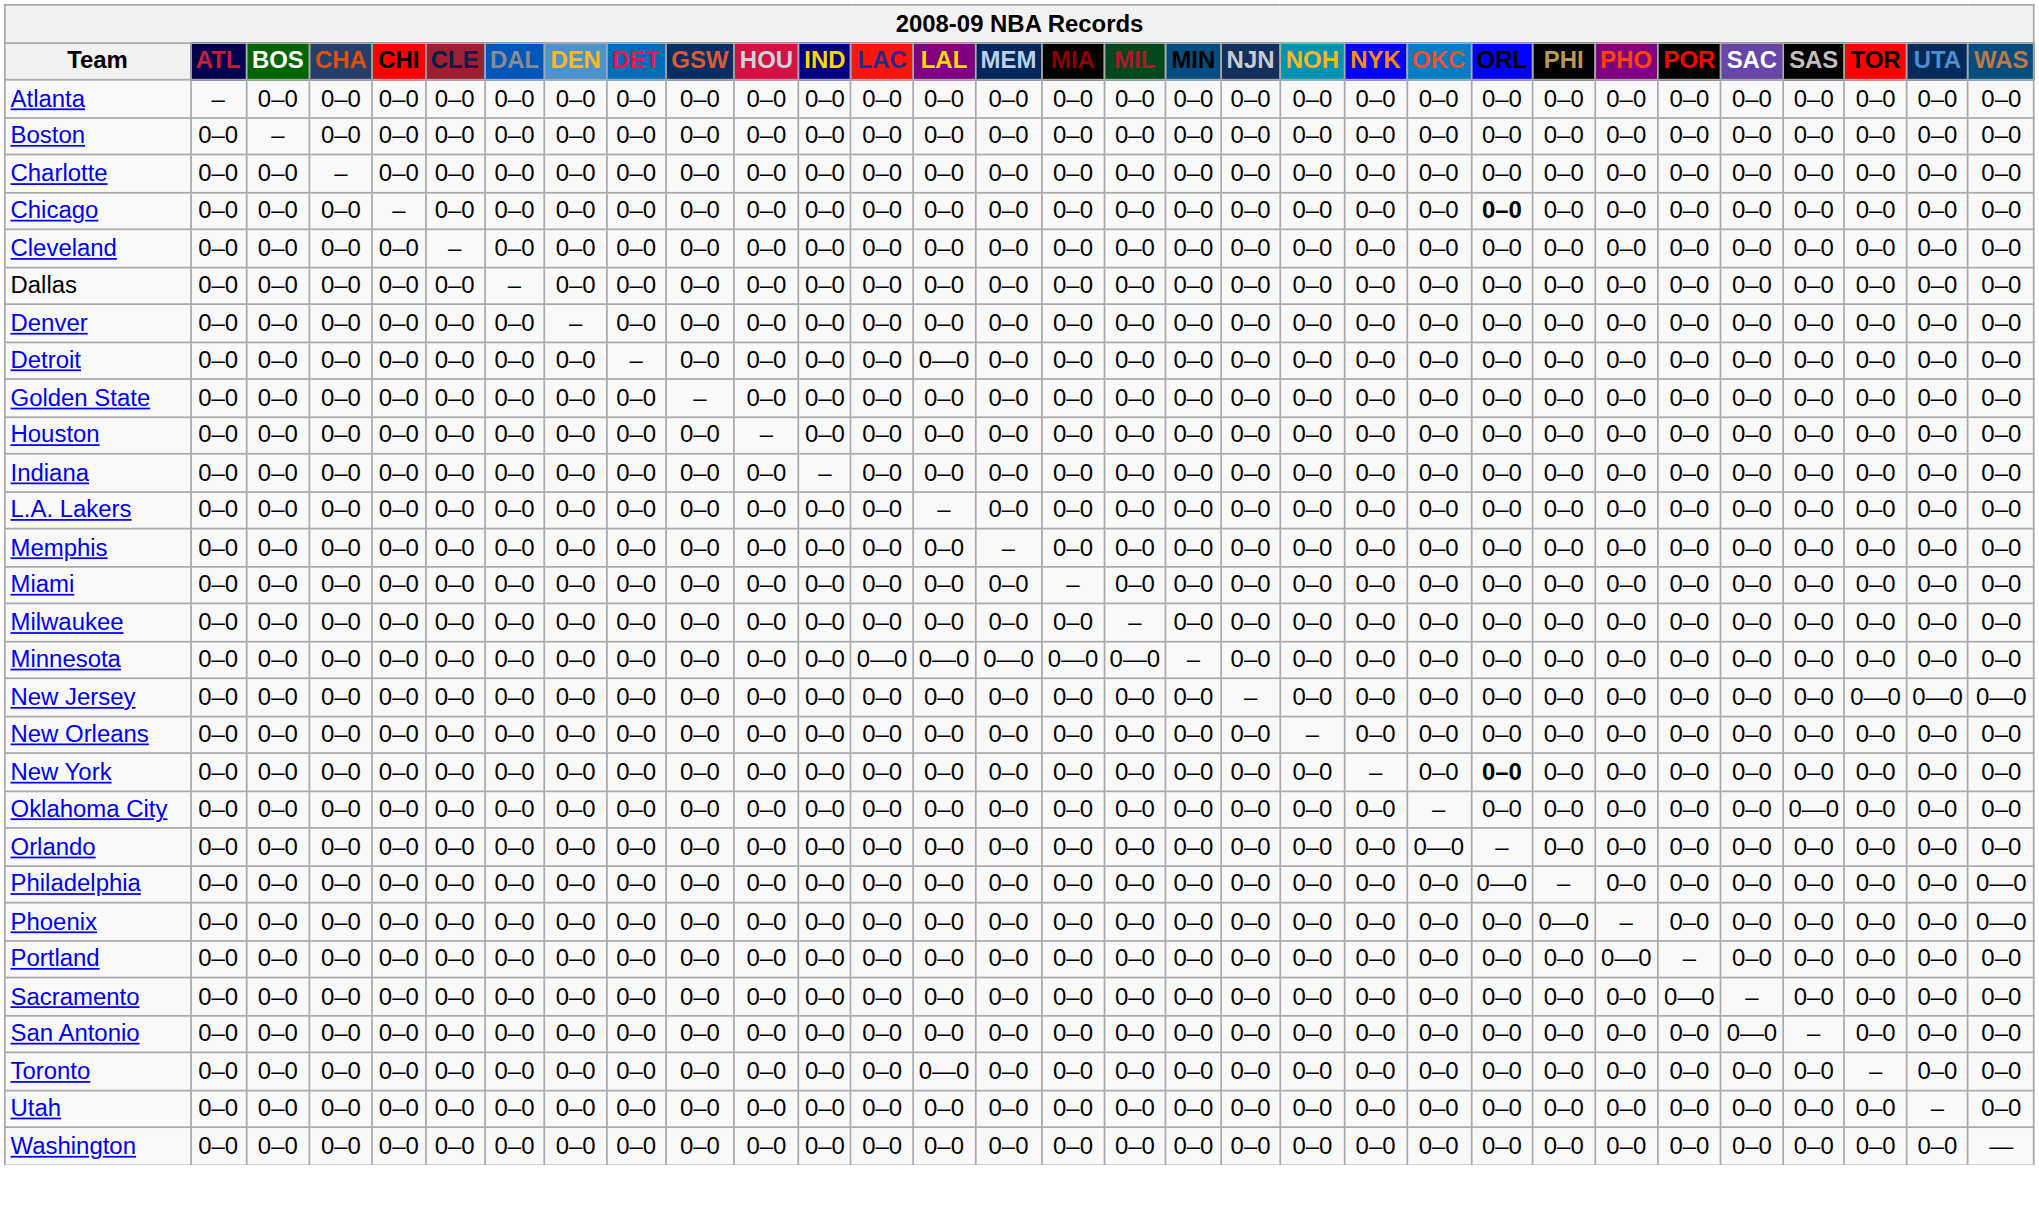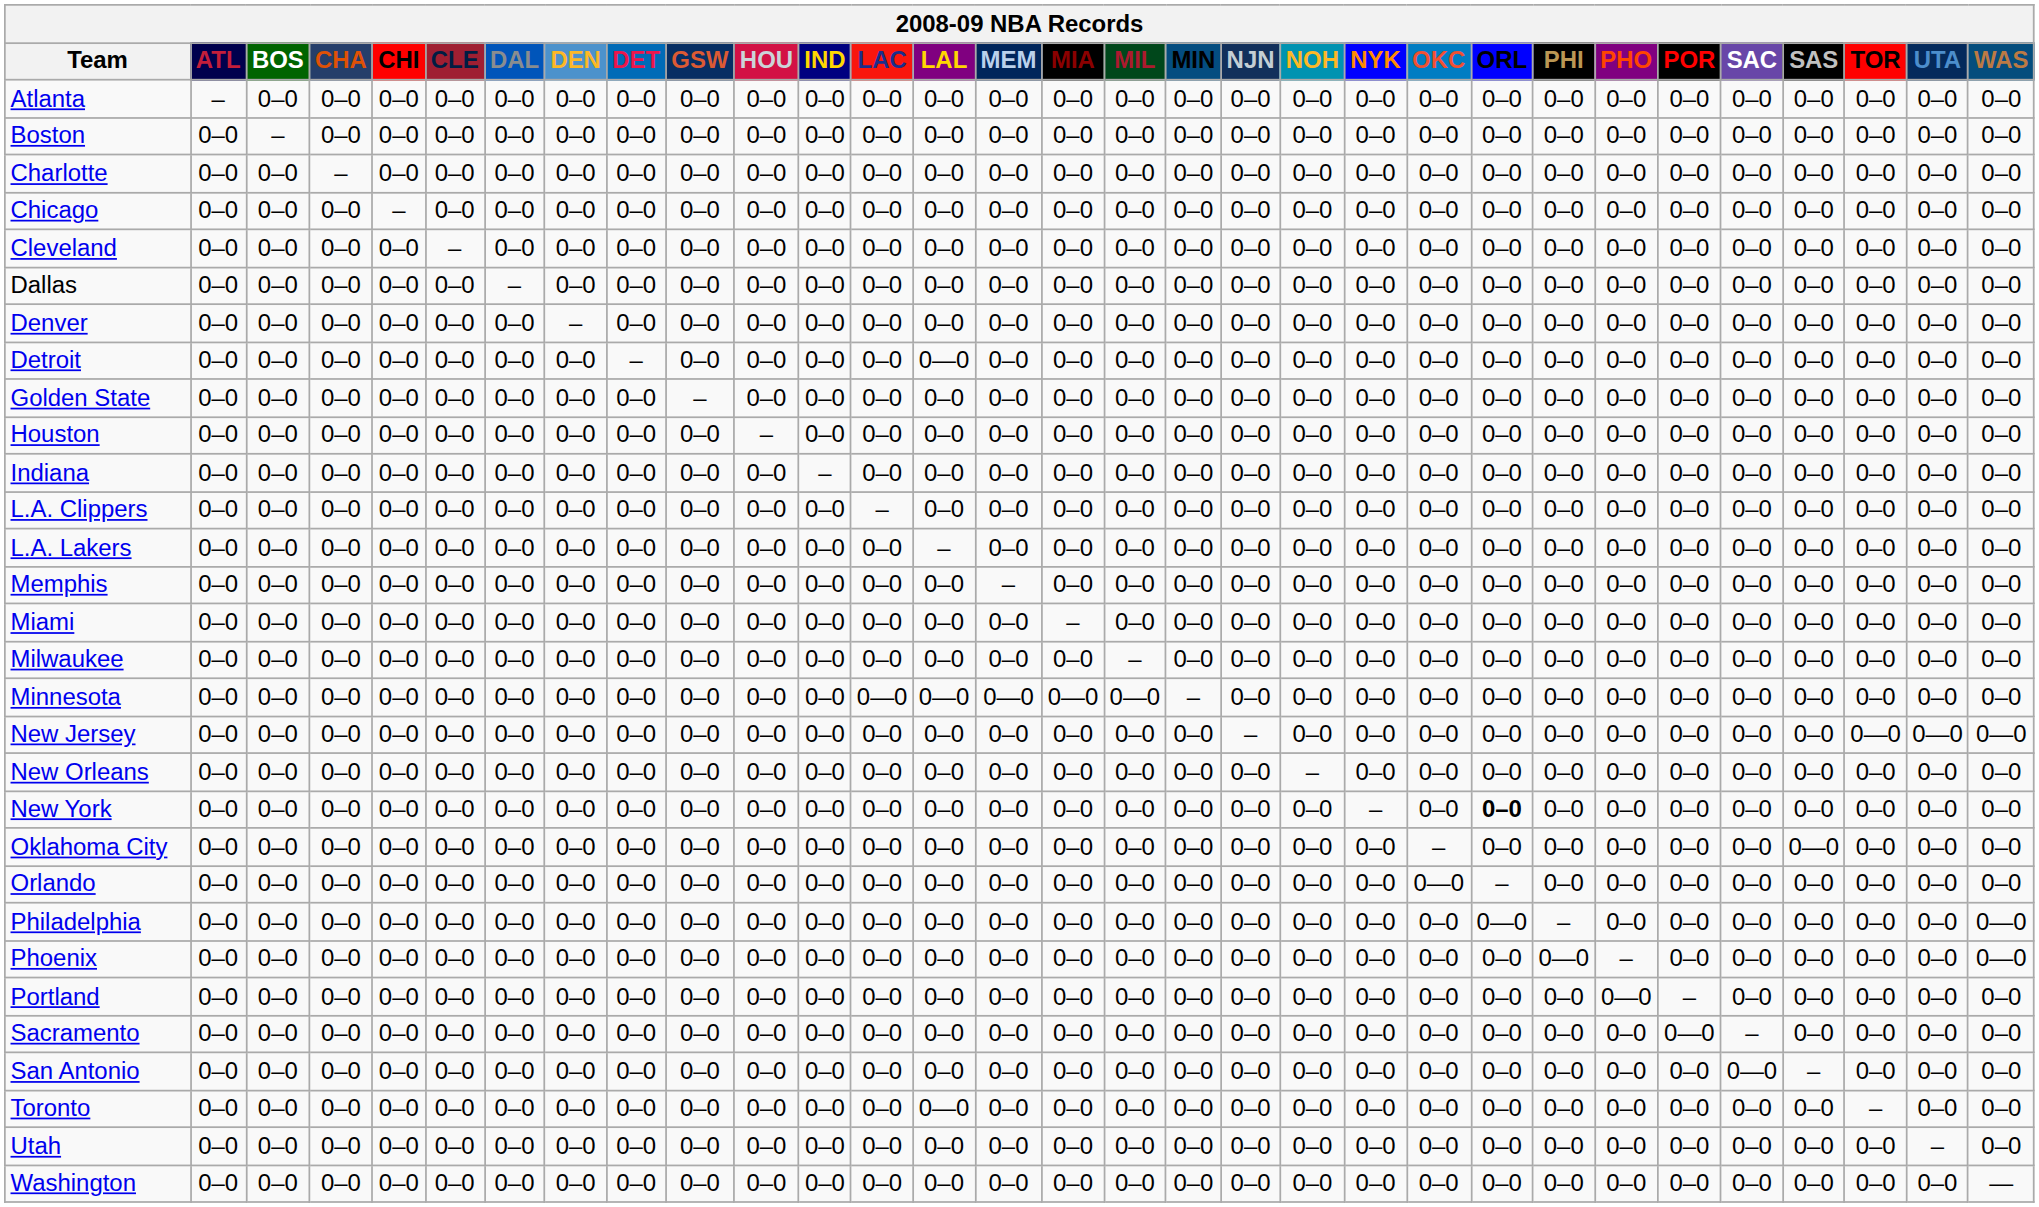(1502, 210) bold -> (1502, 210) normal
+ row: (79, 510)
